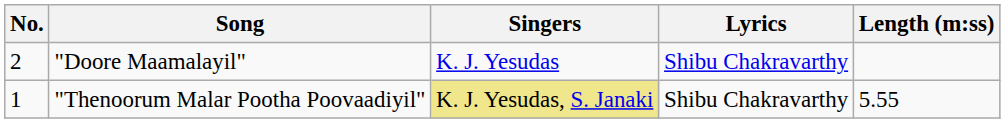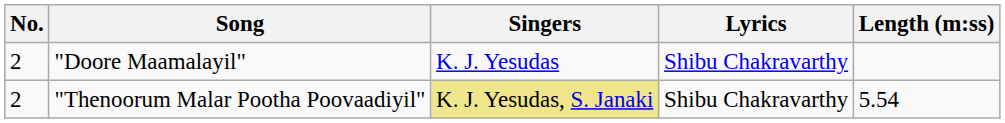(16, 99) 1 -> (16, 99) 2
(879, 99) 5.55 -> (879, 99) 5.54
